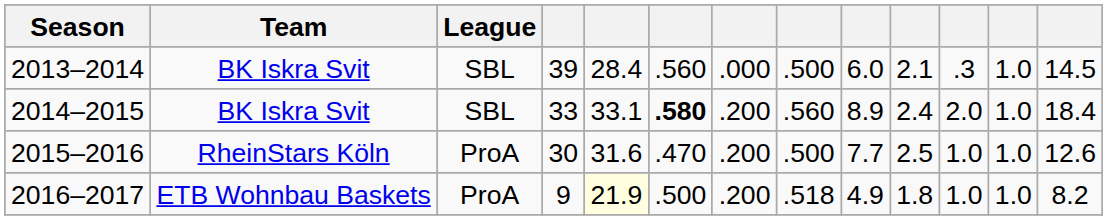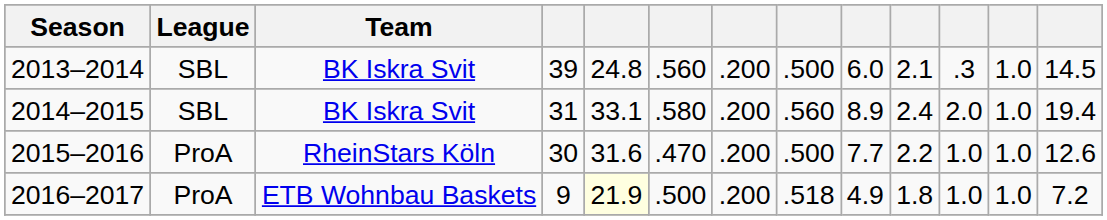columns swapped: (294, 26) <-> (490, 26)
(616, 68) 28.4 -> (616, 68) 24.8
(745, 68) .000 -> (745, 68) .200
(563, 110) 33 -> (563, 110) 31
(680, 110) bold -> (680, 110) normal
(1070, 110) 18.4 -> (1070, 110) 19.4
(915, 152) 2.5 -> (915, 152) 2.2
(1070, 195) 8.2 -> (1070, 195) 7.2
